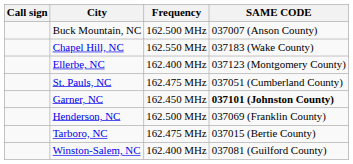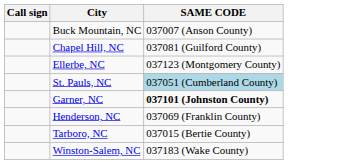- column: (176, 13)
(263, 47) 037183 (Wake County) -> (204, 47) 037081 (Guilford County)
(277, 82) no background -> (212, 82) lightblue background
(269, 151) 037081 (Guilford County) -> (197, 151) 037183 (Wake County)
